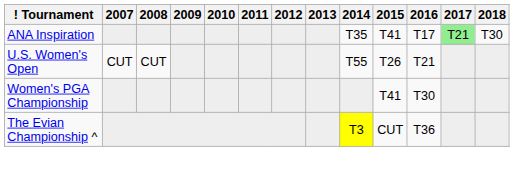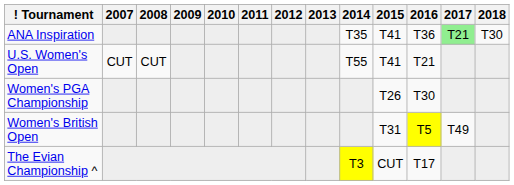(424, 35) T17 -> (424, 35) T36
(390, 62) T26 -> (390, 62) T41
(390, 96) T41 -> (390, 96) T26
+ row: (53, 130)
(424, 130) T36 -> (424, 164) T17
